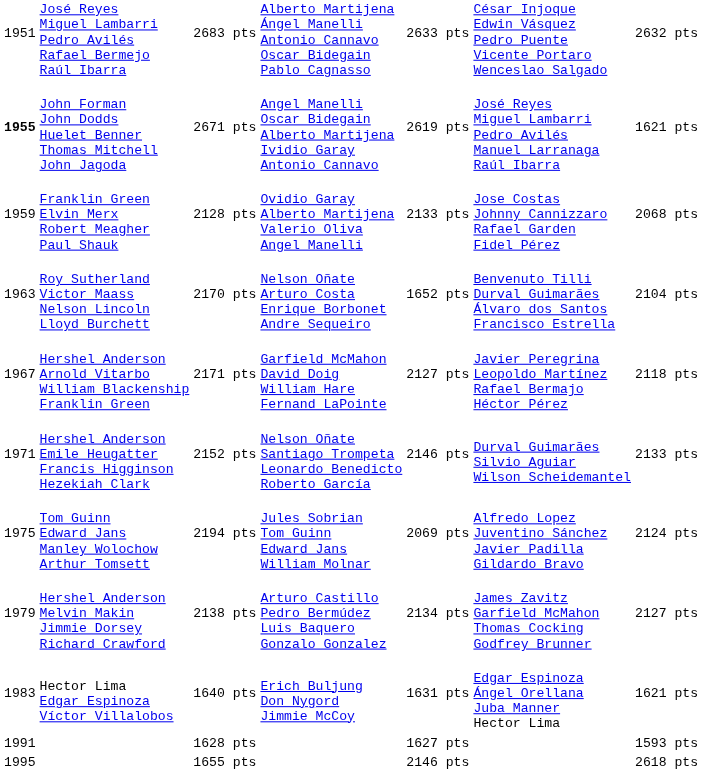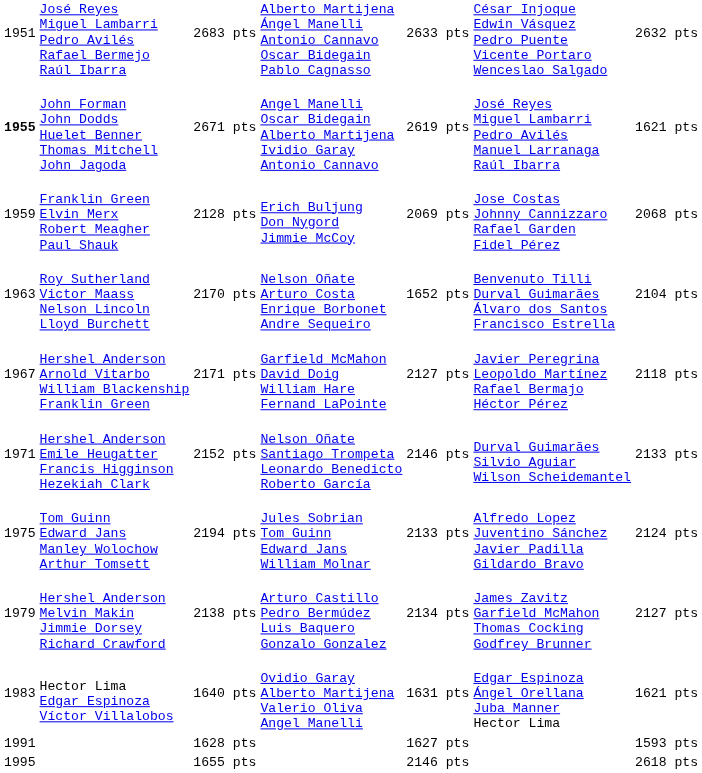(327, 222) Ovidio Garay Alberto Martijena Valerio Oliva Angel Manelli -> (312, 222) Erich Buljung Don Nygord Jimmie McCoy
(438, 215) 2133 pts -> (438, 215) 2069 pts
(438, 534) 2069 pts -> (438, 534) 2133 pts
(312, 701) Erich Buljung Don Nygord Jimmie McCoy -> (327, 701) Ovidio Garay Alberto Martijena Valerio Oliva Angel Manelli
